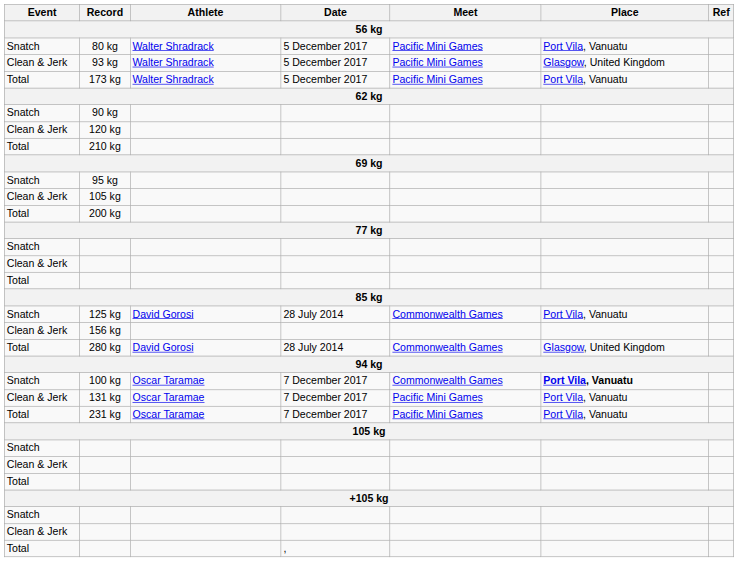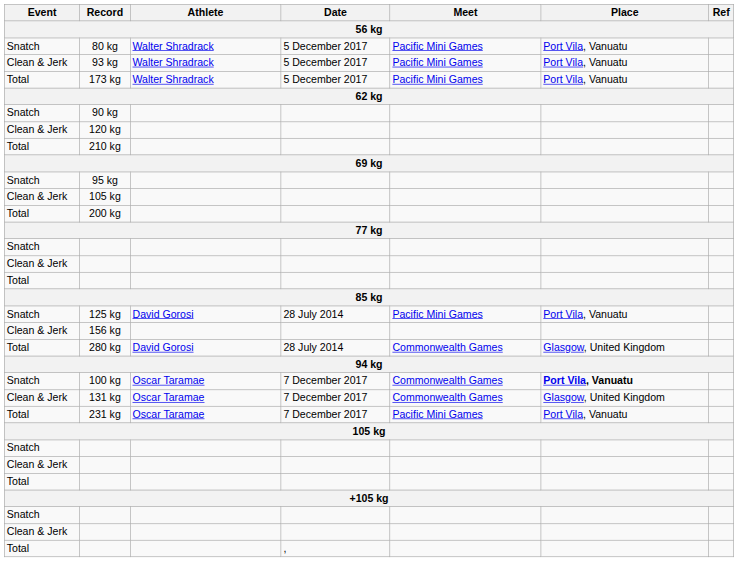(604, 63) Glasgow, United Kingdom -> (585, 63) Port Vila, Vanuatu
(448, 314) Commonwealth Games -> (438, 314) Pacific Mini Games
(438, 398) Pacific Mini Games -> (448, 398) Commonwealth Games
(585, 398) Port Vila, Vanuatu -> (604, 398) Glasgow, United Kingdom
